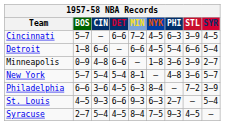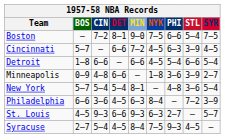+ row: (21, 37)
(211, 76) 5–7 -> (211, 89) 5–4
(211, 102) 5–4 -> (211, 115) 5–7
